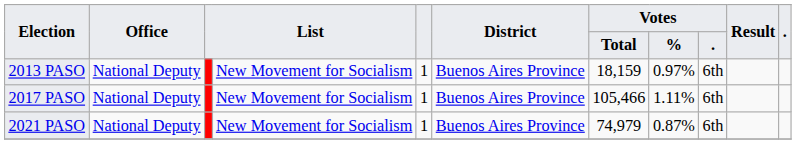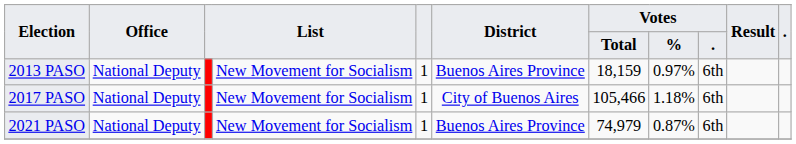(510, 98) Buenos Aires Province -> (510, 98) City of Buenos Aires
(674, 98) 1.11% -> (674, 98) 1.18%
